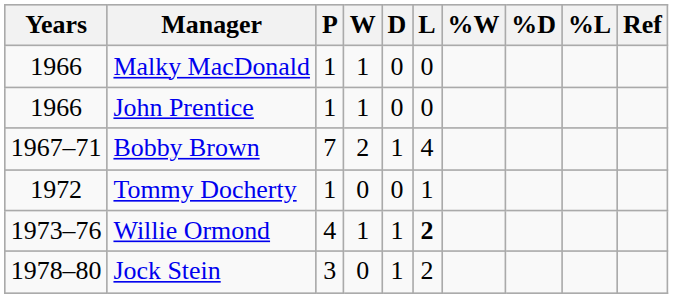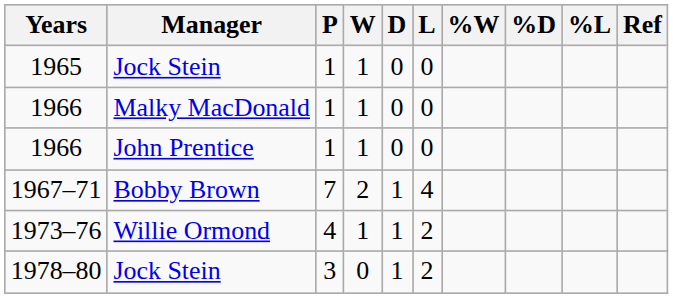+ row: (56, 66)
- row: (56, 189)
(427, 230) bold -> (427, 230) normal
